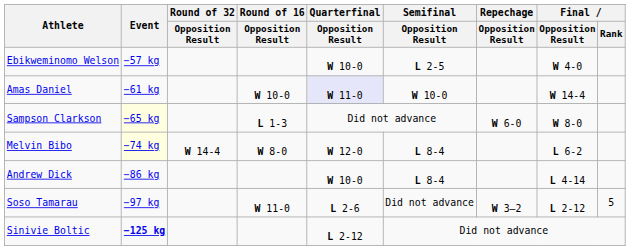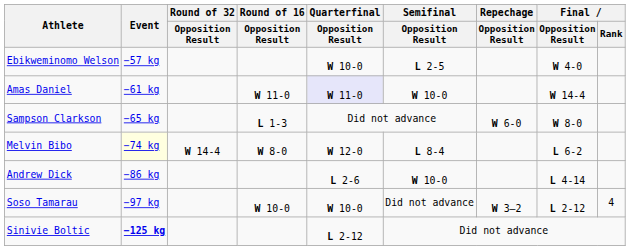(272, 95) W 10-0 -> (272, 95) W 11-0
(142, 118) lightyellow background -> (142, 118) no background
(345, 180) W 10-0 -> (345, 180) L 2-6
(430, 180) L 8-4 -> (430, 180) W 10-0
(272, 208) W 11-0 -> (272, 208) W 10-0
(345, 208) L 2-6 -> (345, 208) W 10-0
(611, 203) 5 -> (611, 203) 4
